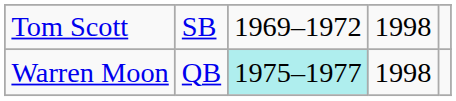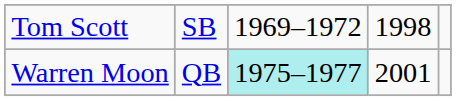(403, 71) 1998 -> (403, 71) 2001
